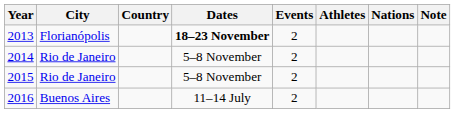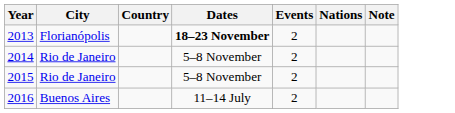- column: (342, 14)
